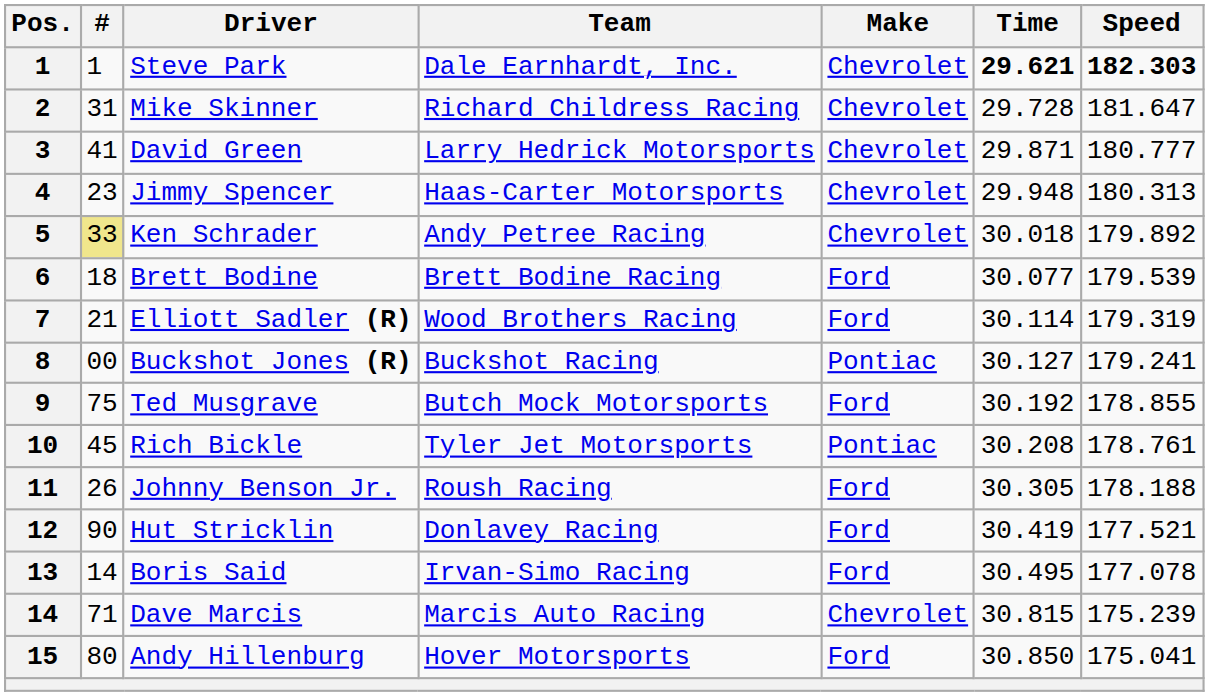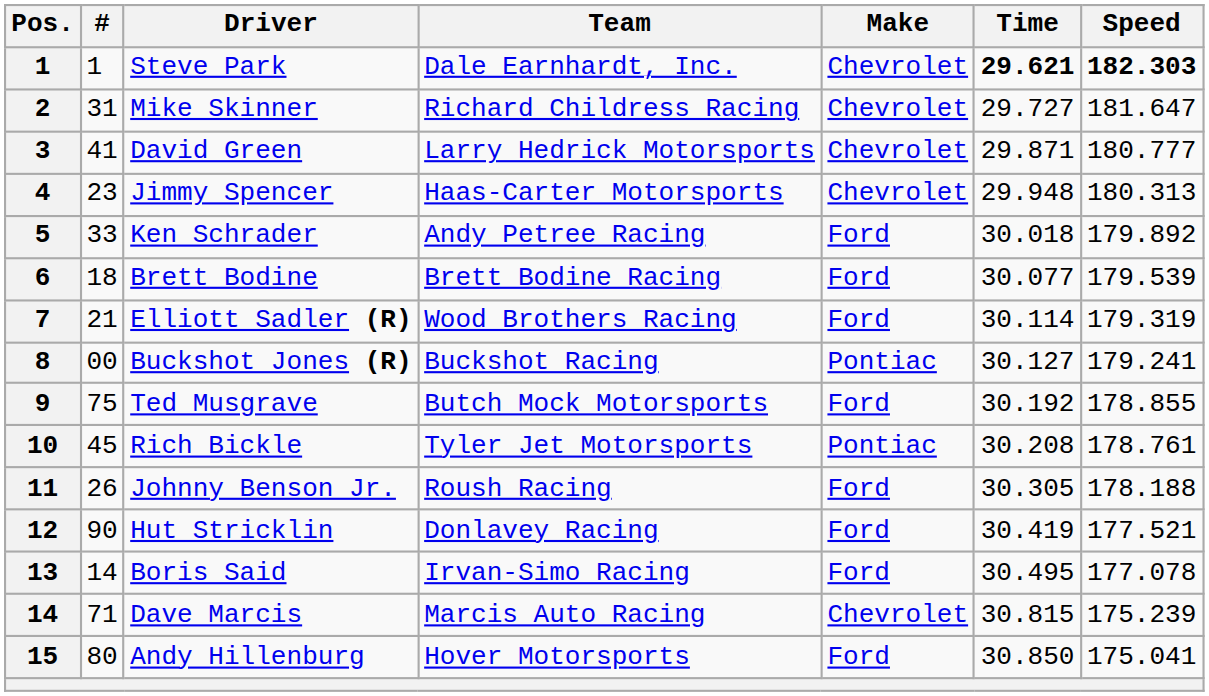(1028, 111) 29.728 -> (1028, 111) 29.727
(102, 237) khaki background -> (102, 237) no background
(898, 237) Chevrolet -> (859, 237) Ford
